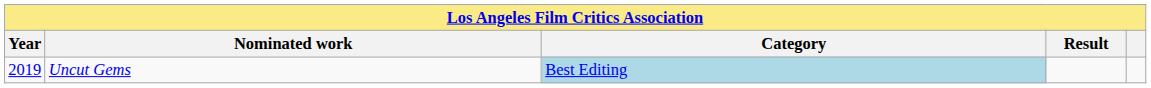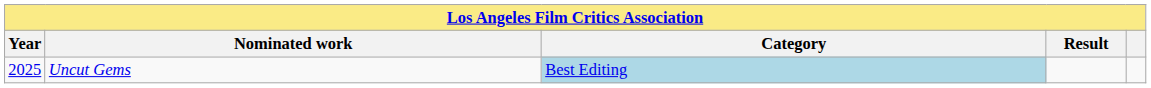(25, 69) 2019 -> (25, 69) 2025
